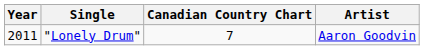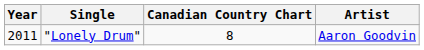(230, 35) 7 -> (230, 35) 8
